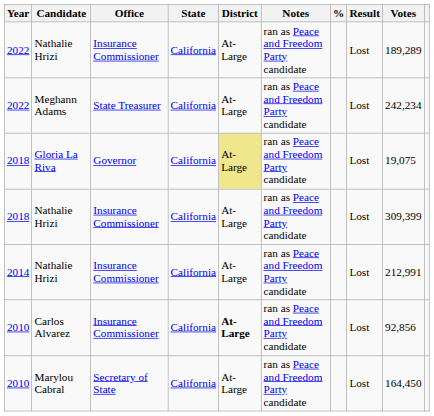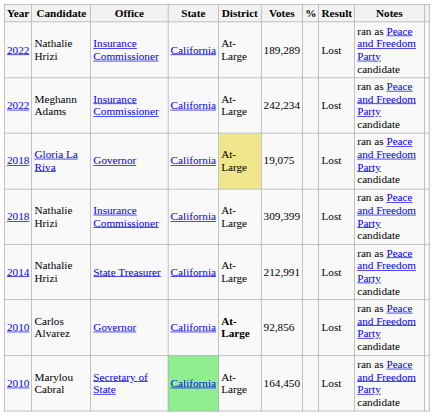columns swapped: (403, 13) <-> (296, 13)
(127, 105) State Treasurer -> (126, 105) Insurance Commissioner
(126, 272) Insurance Commissioner -> (127, 272) State Treasurer
(126, 327) Insurance Commissioner -> (115, 327) Governor
(193, 383) no background -> (193, 383) lightgreen background
